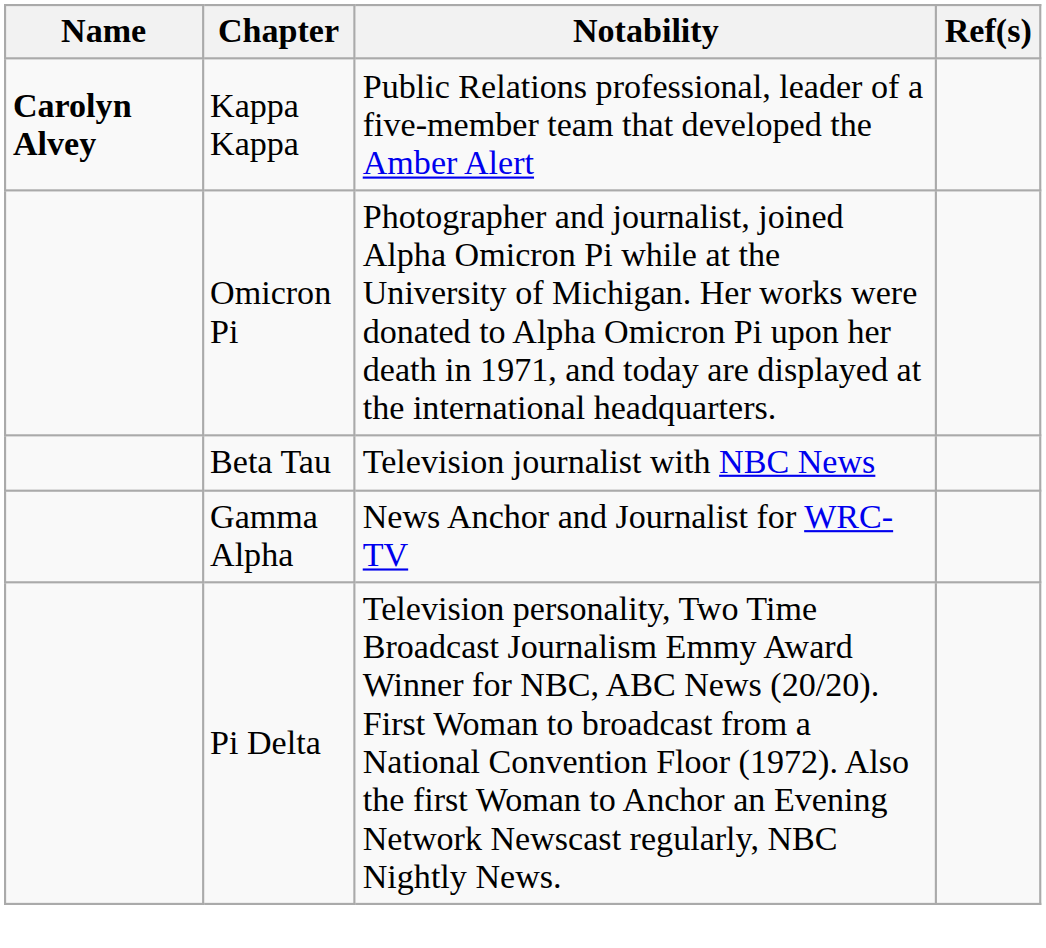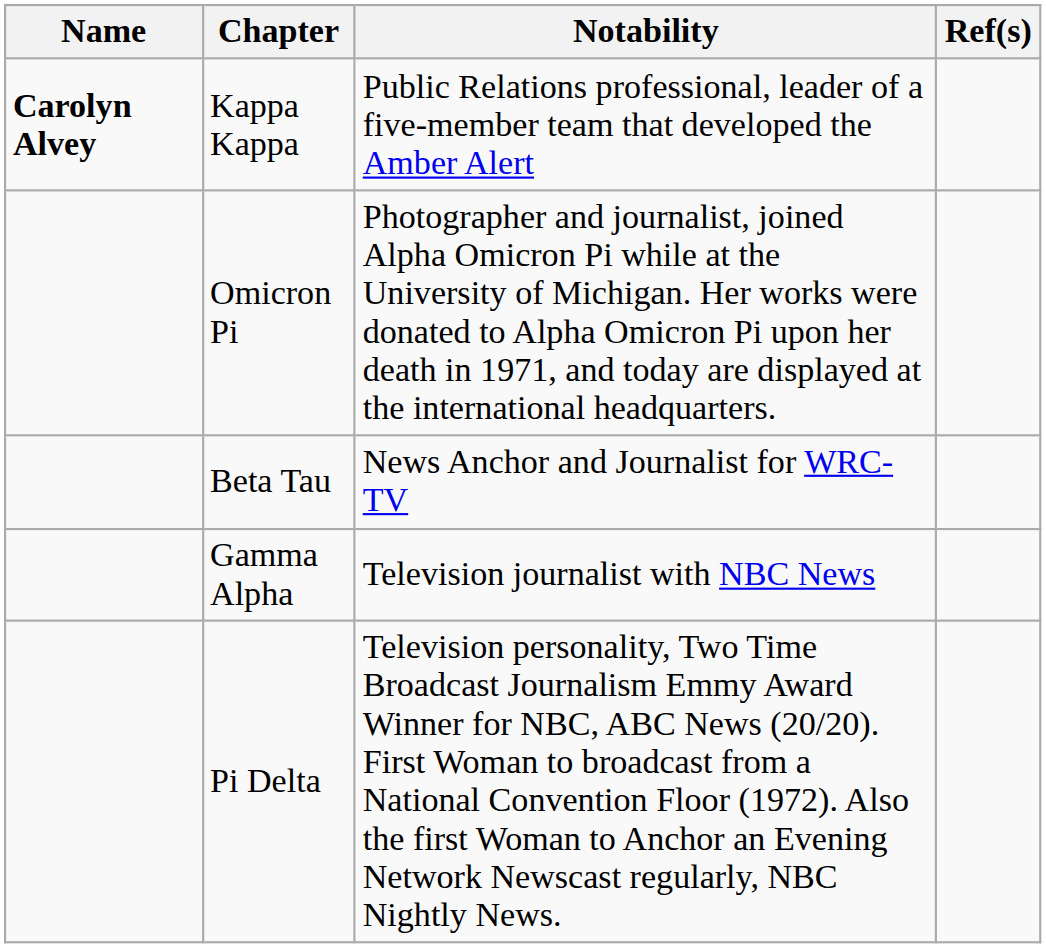(619, 462) Television journalist with NBC News -> (628, 481) News Anchor and Journalist for WRC-TV
(628, 535) News Anchor and Journalist for WRC-TV -> (619, 573) Television journalist with NBC News
